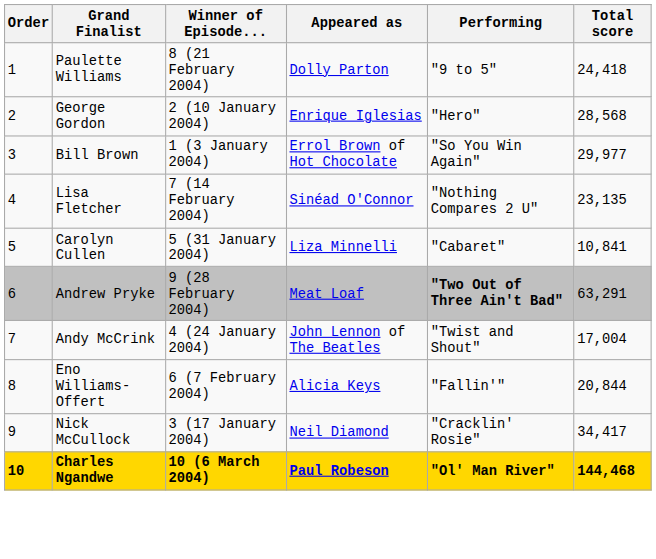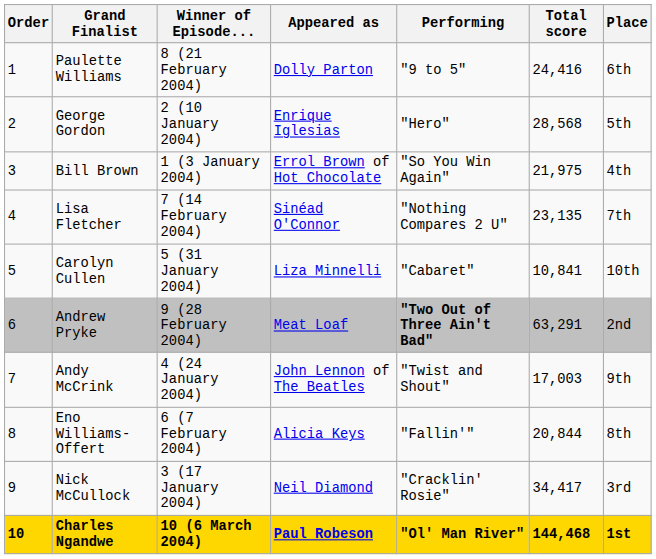+ column: (627, 24)
(602, 70) 24,418 -> (557, 70) 24,416
(602, 155) 29,977 -> (557, 171) 21,975
(602, 340) 17,004 -> (557, 380) 17,003
